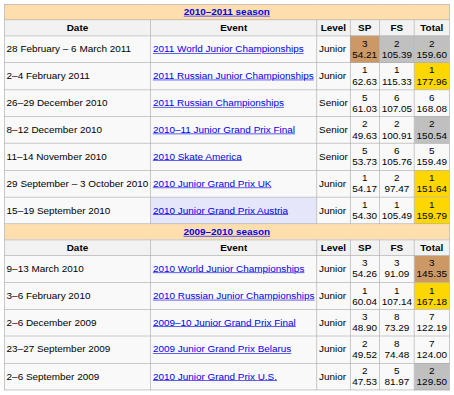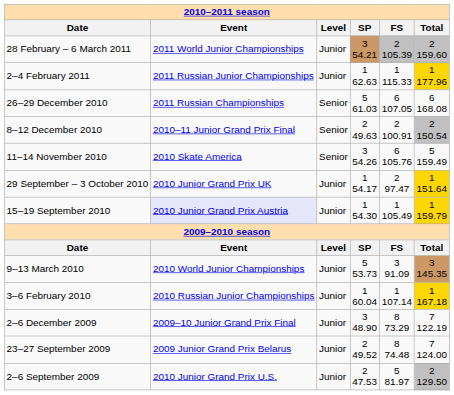(365, 156) 5 53.73 -> (365, 156) 3 54.26
(365, 269) 3 54.26 -> (365, 269) 5 53.73
